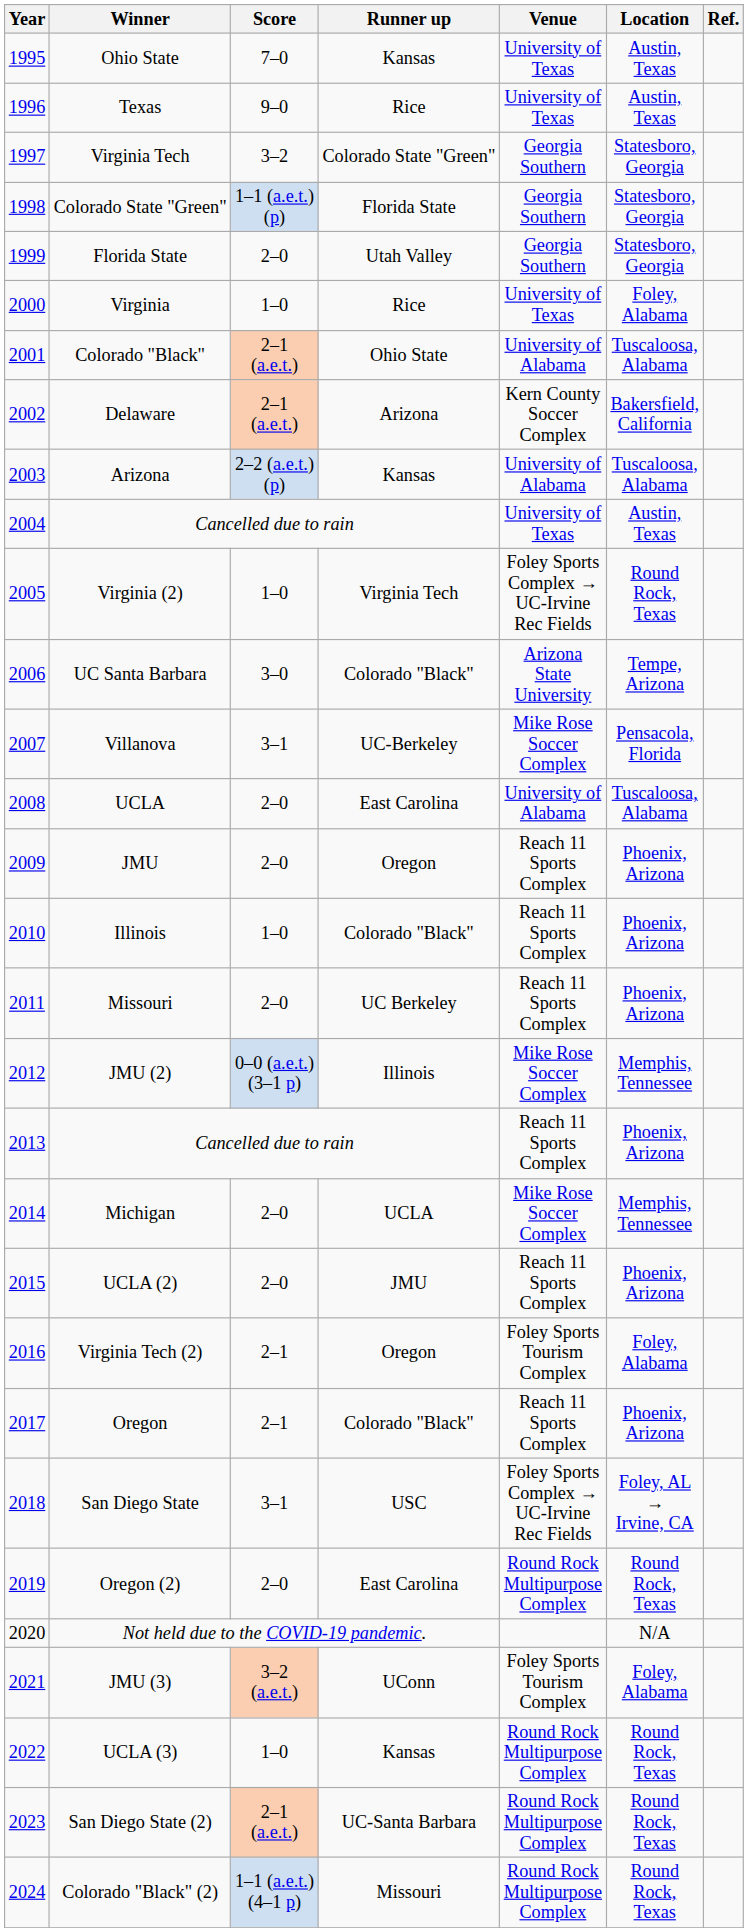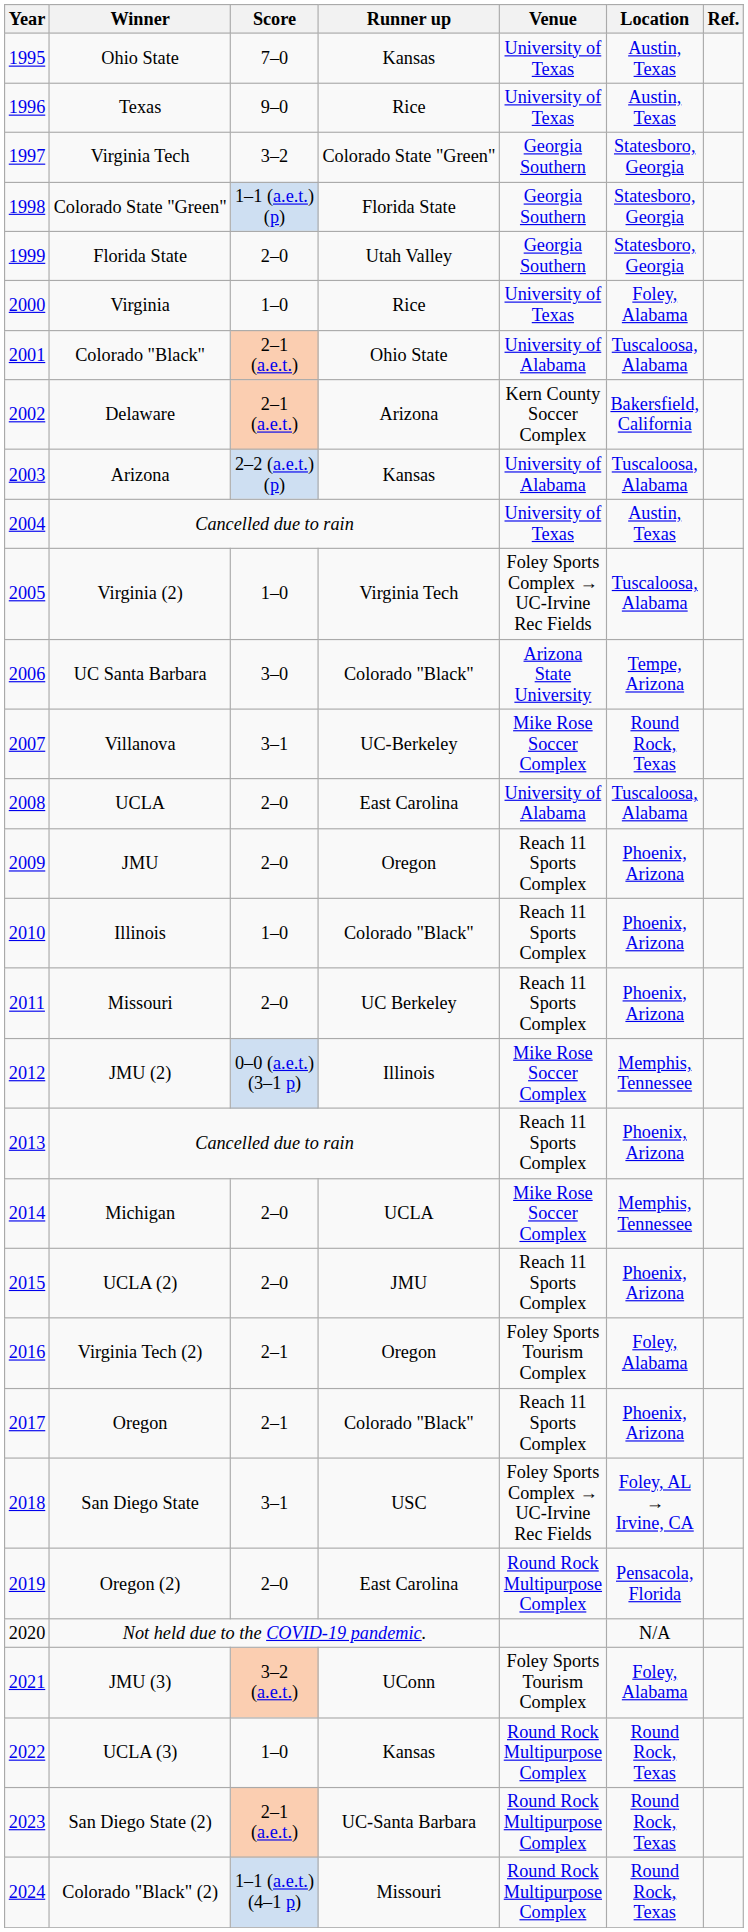(655, 593) Round Rock, Texas -> (655, 593) Tuscaloosa, Alabama
(655, 743) Pensacola, Florida -> (655, 743) Round Rock, Texas
(655, 1583) Round Rock, Texas -> (655, 1583) Pensacola, Florida
